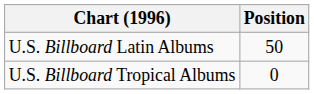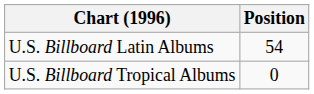(274, 46) 50 -> (274, 46) 54
